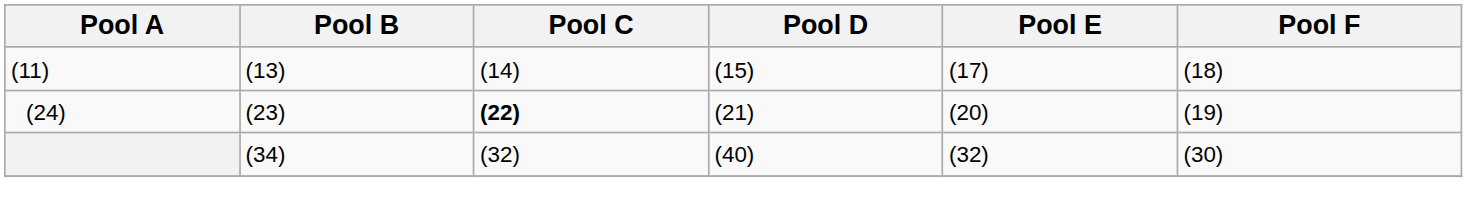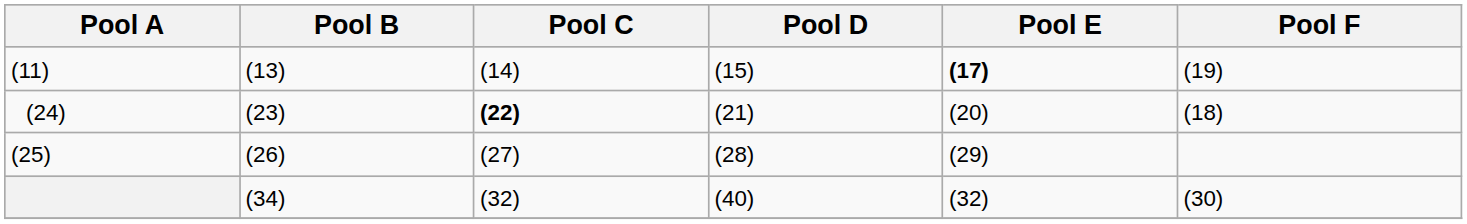(969, 70) normal -> (969, 68) bold
(1203, 70) (18) -> (1203, 70) (19)
(1203, 112) (19) -> (1203, 112) (18)
+ row: (31, 155)
